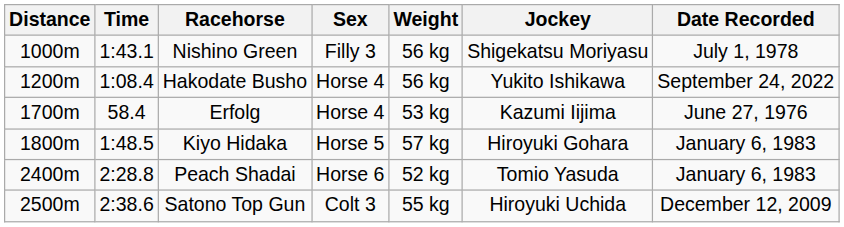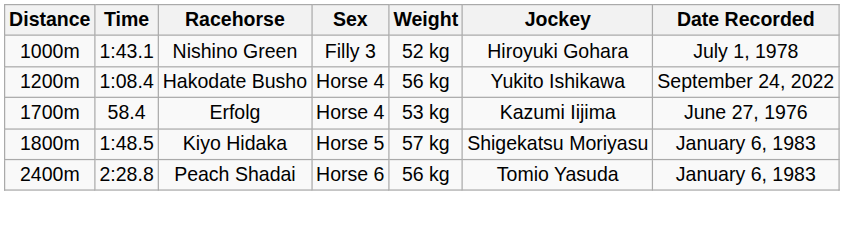(426, 50) 56 kg -> (426, 50) 52 kg
(558, 50) Shigekatsu Moriyasu -> (558, 50) Hiroyuki Gohara
(558, 143) Hiroyuki Gohara -> (558, 143) Shigekatsu Moriyasu
(426, 174) 52 kg -> (426, 174) 56 kg
- row: (235, 205)
